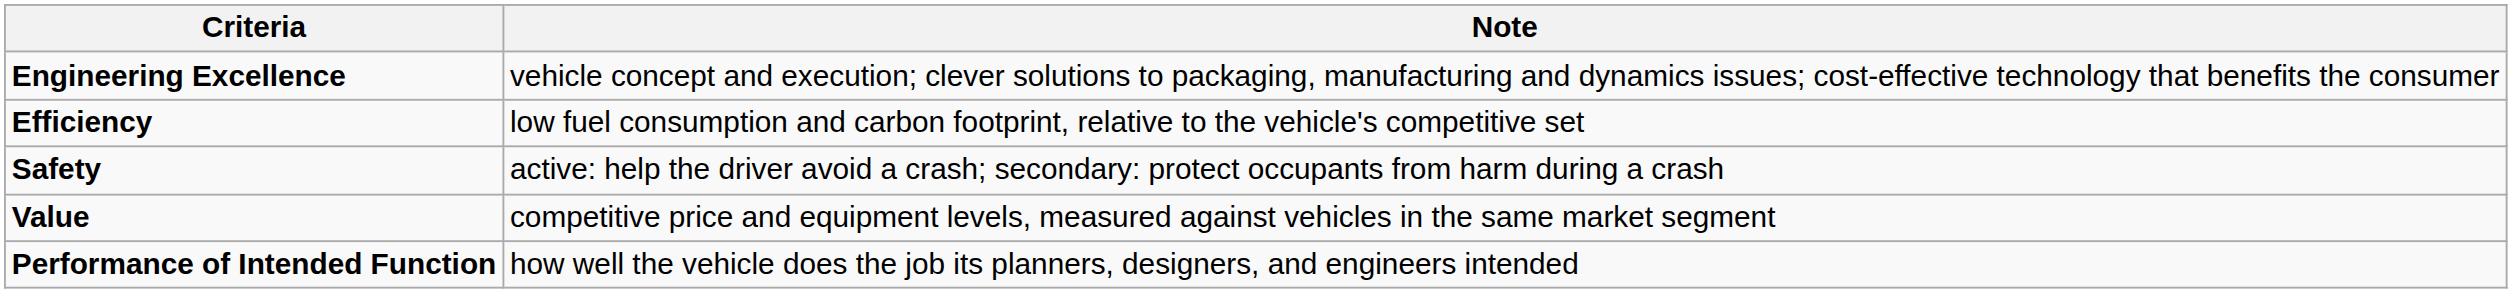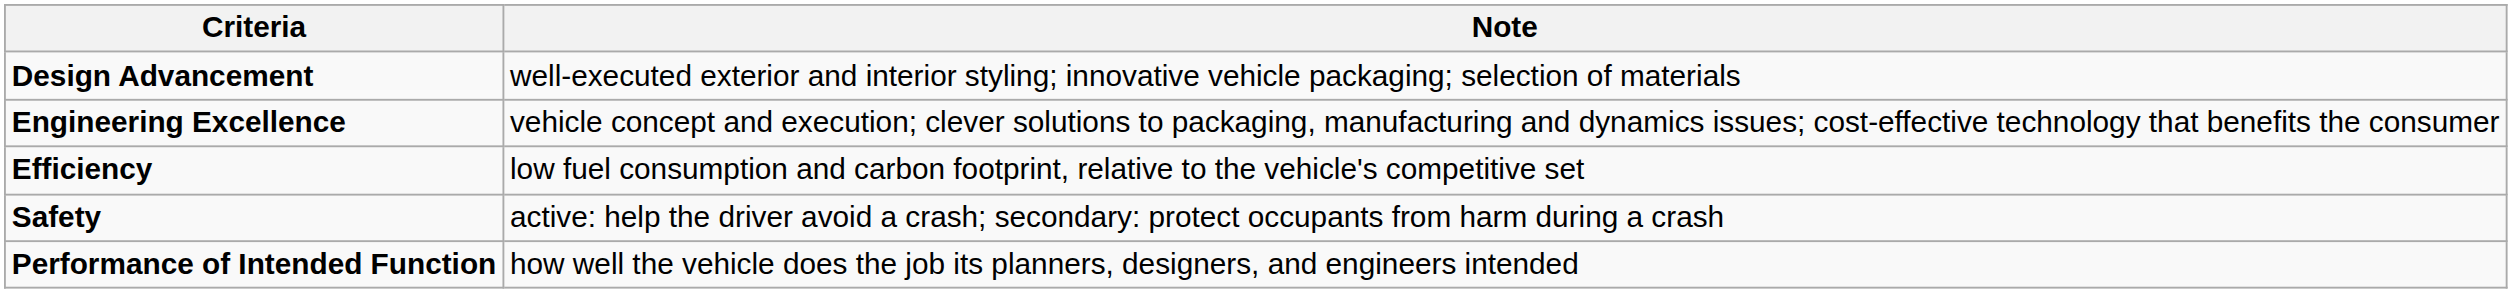+ row: (163, 75)
- row: (51, 216)
